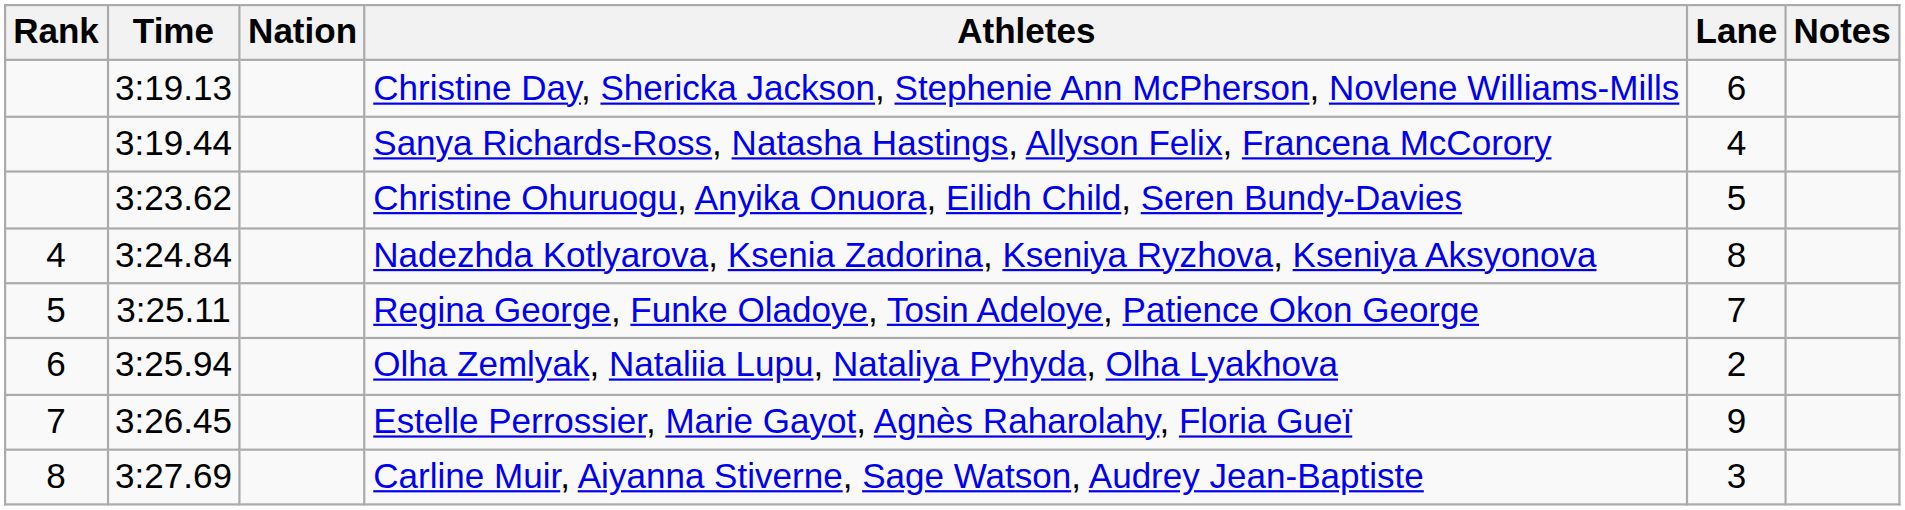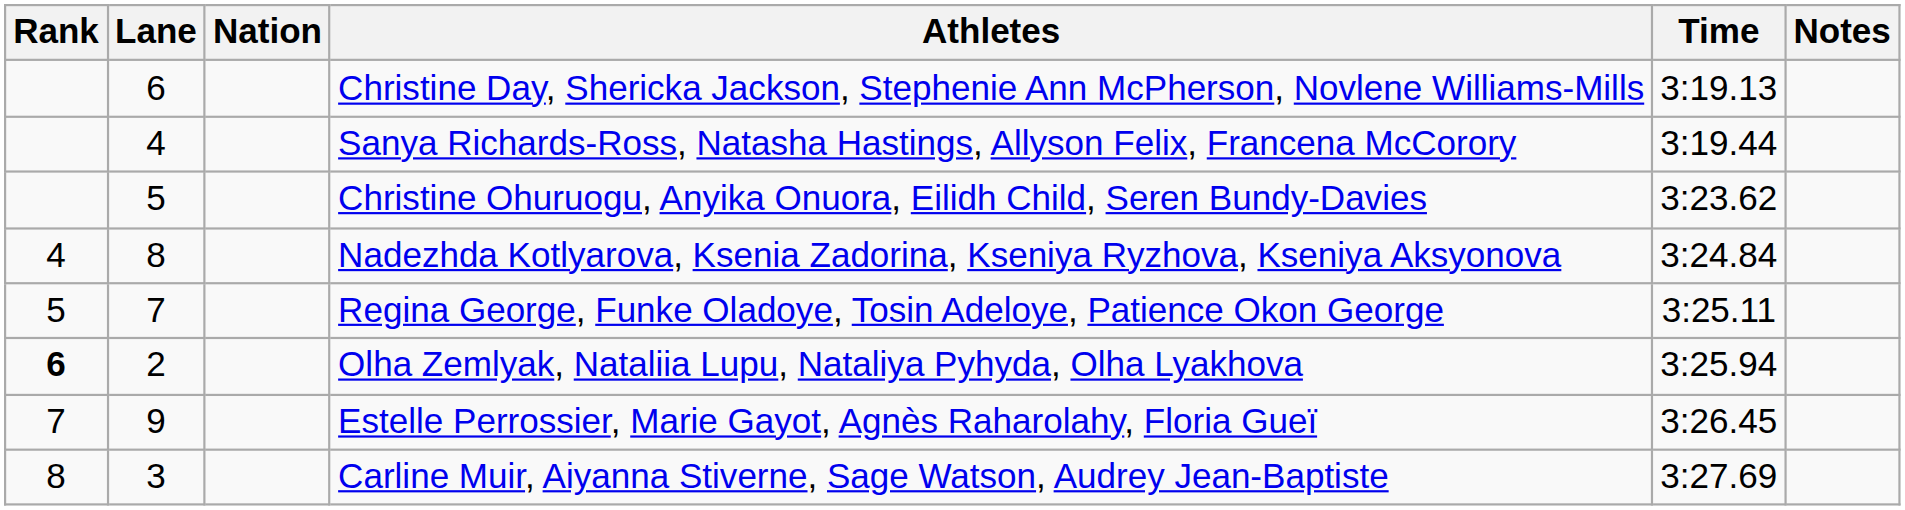columns swapped: (1736, 32) <-> (173, 32)
(56, 365) normal -> (56, 365) bold
